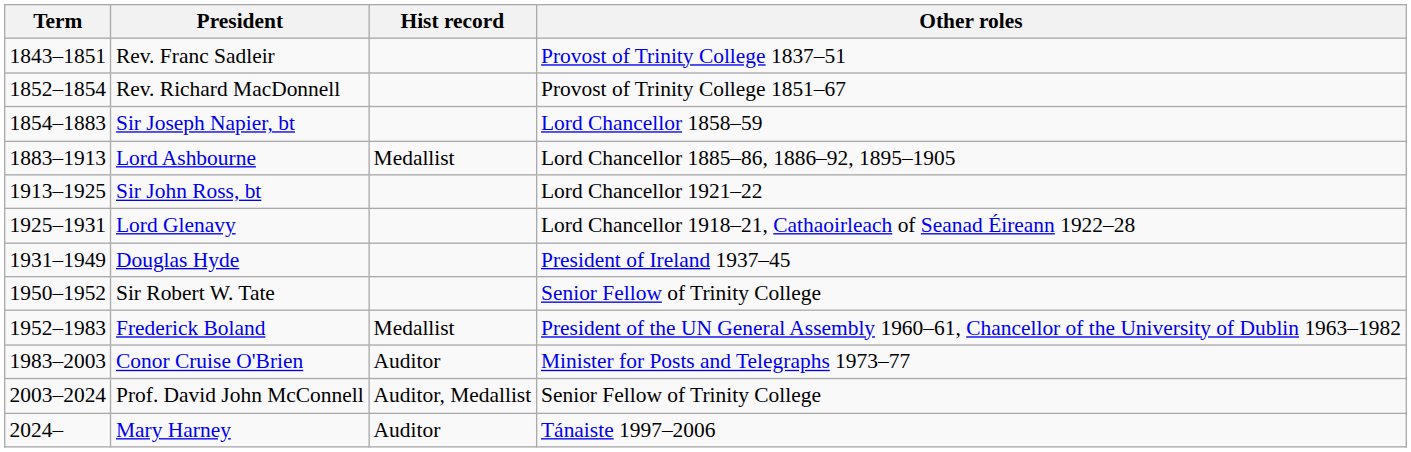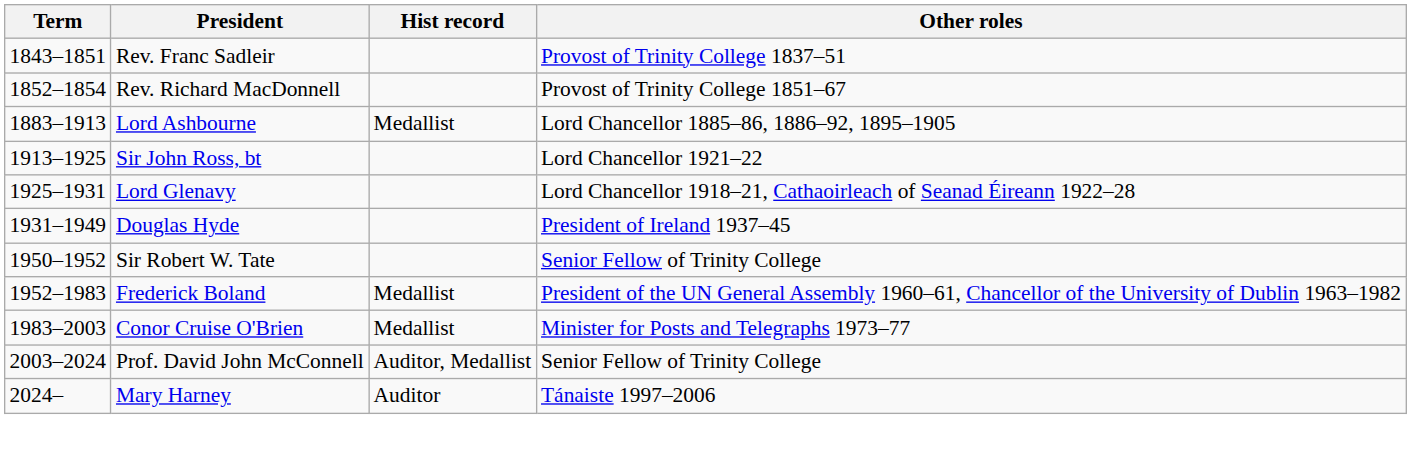- row: (205, 123)
(407, 361) Auditor -> (414, 327) Medallist
